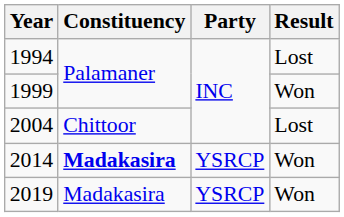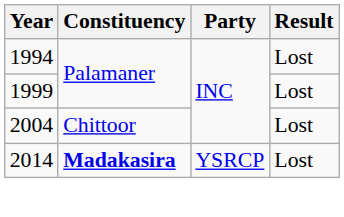(295, 90) Won -> (294, 90) Lost
(295, 159) Won -> (294, 159) Lost
- row: (31, 194)
